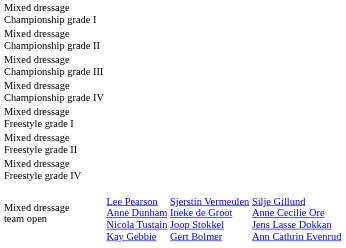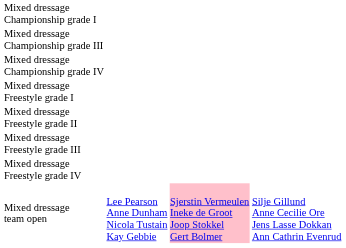- row: (52, 39)
+ row: (42, 143)
(210, 219) no background -> (210, 219) pink background
